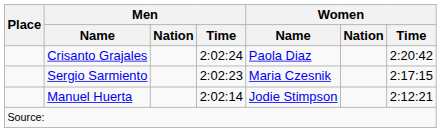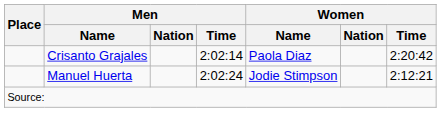(221, 55) 2:02:24 -> (221, 55) 2:02:14
- row: (97, 76)
(221, 96) 2:02:14 -> (221, 76) 2:02:24
